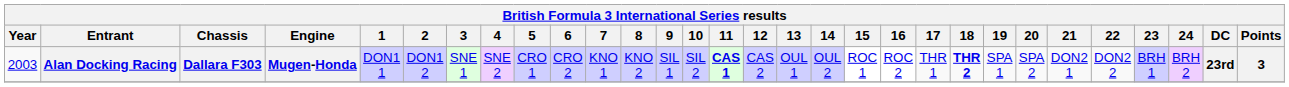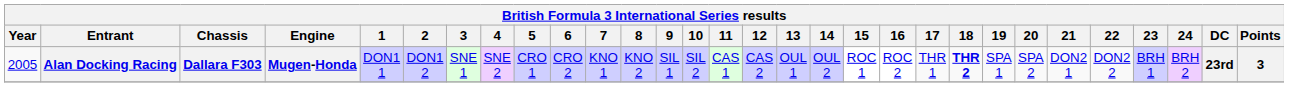(22, 64) 2003 -> (22, 64) 2005
(726, 64) bold -> (726, 64) normal
